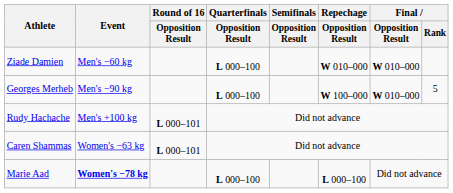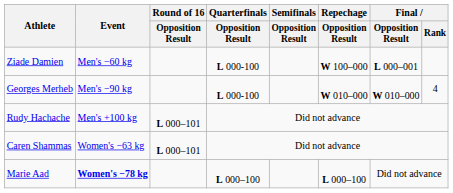(238, 67) L 000–100 -> (238, 67) L 000-100
(344, 67) W 010–000 -> (344, 67) W 100–000
(396, 67) W 010–000 -> (396, 67) L 000–001
(238, 95) L 000–100 -> (238, 95) L 000-100
(344, 95) W 100–000 -> (344, 95) W 010–000
(435, 89) 5 -> (435, 89) 4
